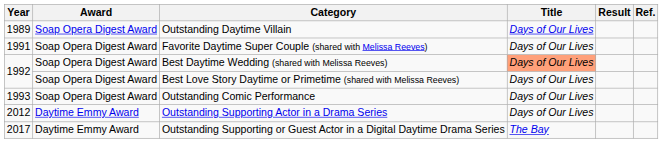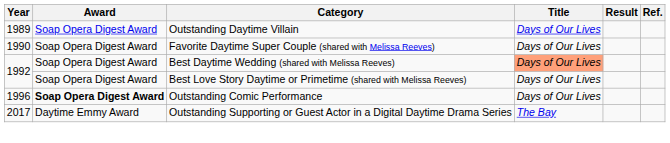(19, 46) 1991 -> (19, 46) 1990
(19, 96) 1993 -> (19, 96) 1996
(96, 96) normal -> (100, 96) bold
- row: (275, 113)
